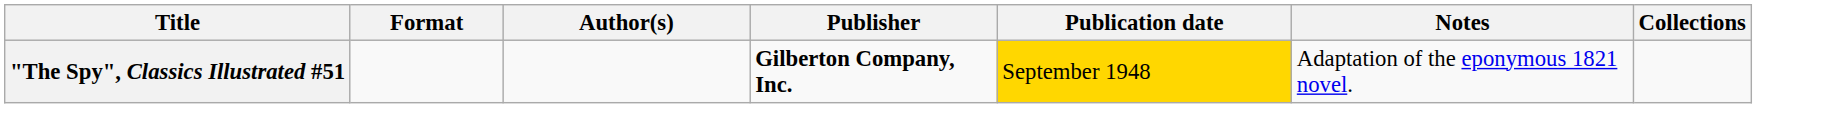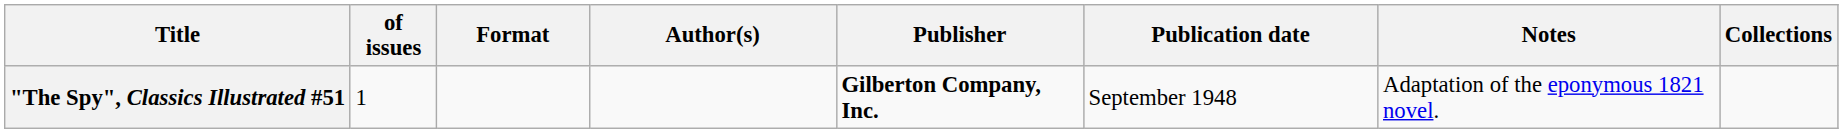+ column: (393, 35)
(1076, 71) gold background -> (1163, 96) no background
